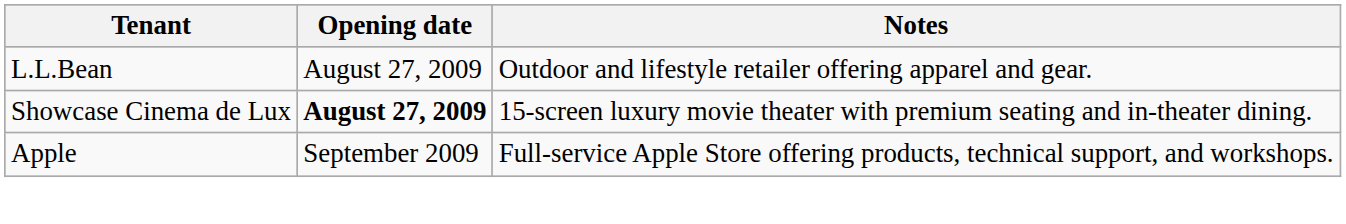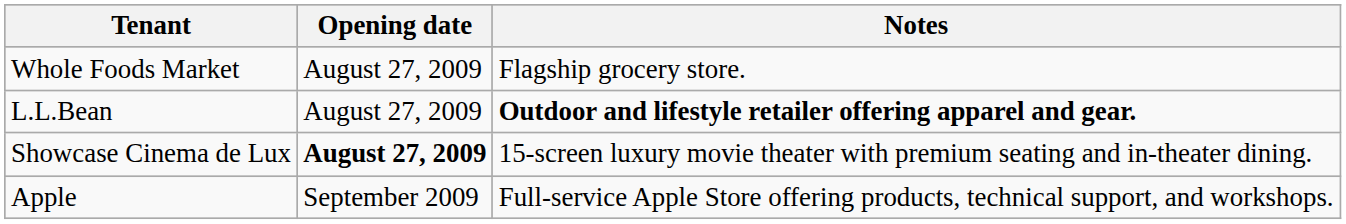+ row: (125, 68)
(796, 68) normal -> (818, 111) bold
